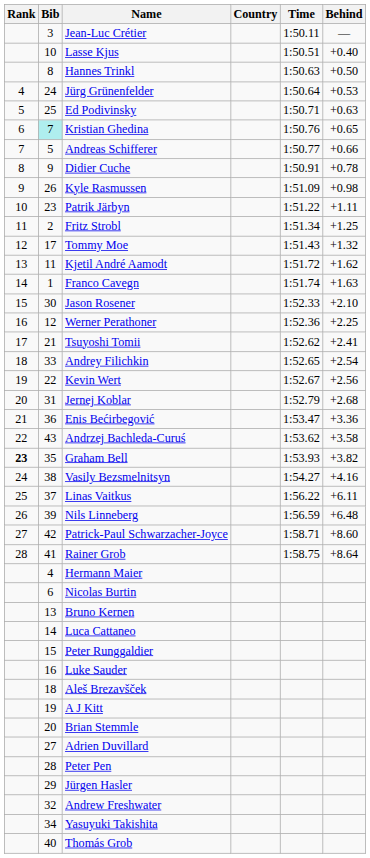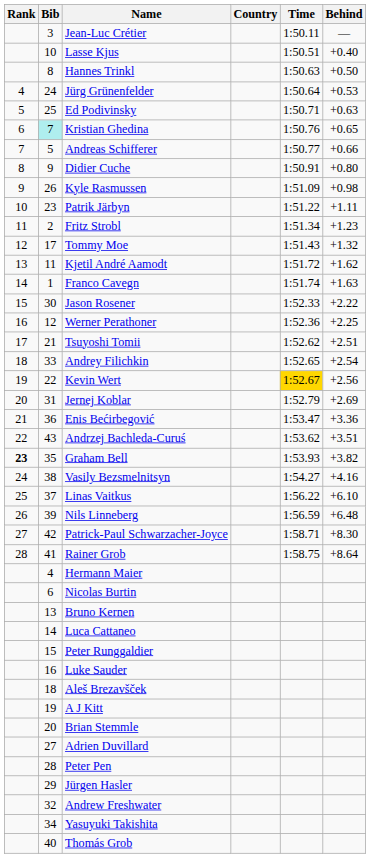(344, 168) +0.78 -> (344, 168) +0.80
(344, 226) +1.25 -> (344, 226) +1.23
(344, 303) +2.10 -> (344, 303) +2.22
(344, 341) +2.41 -> (344, 341) +2.51
(301, 380) no background -> (301, 380) gold background
(344, 399) +2.68 -> (344, 399) +2.69
(344, 438) +3.58 -> (344, 438) +3.51
(344, 496) +6.11 -> (344, 496) +6.10
(344, 534) +8.60 -> (344, 534) +8.30
